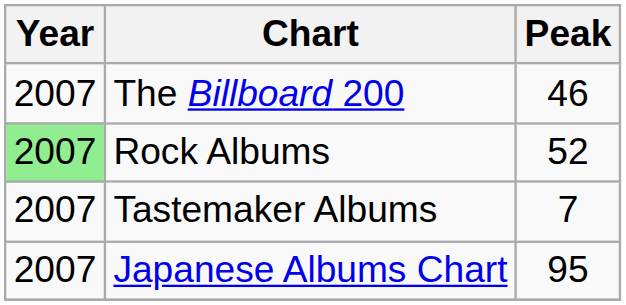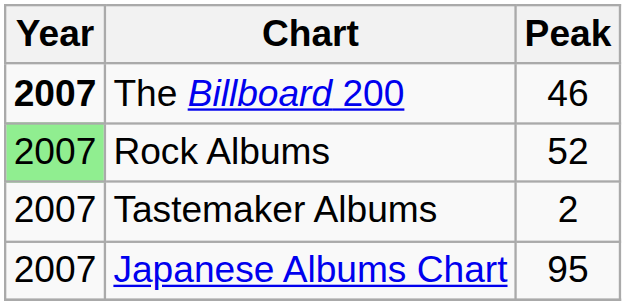(55, 92) normal -> (55, 92) bold
(568, 210) 7 -> (568, 210) 2
